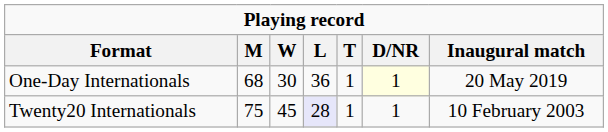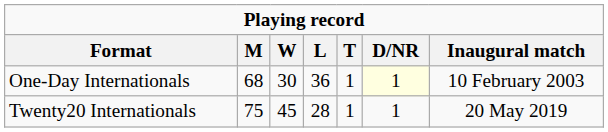(516, 80) 20 May 2019 -> (516, 80) 10 February 2003
(320, 111) lavender background -> (320, 111) no background
(516, 111) 10 February 2003 -> (516, 111) 20 May 2019
